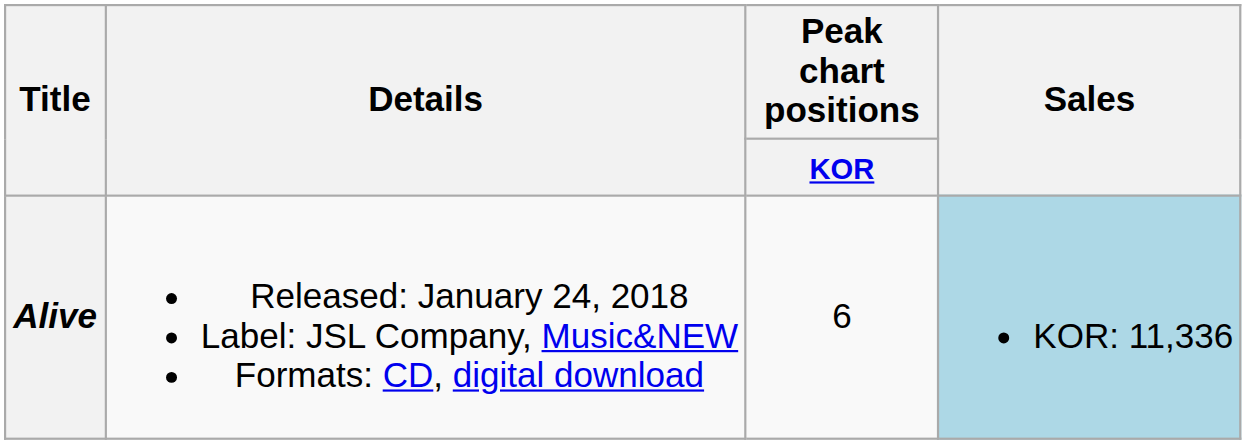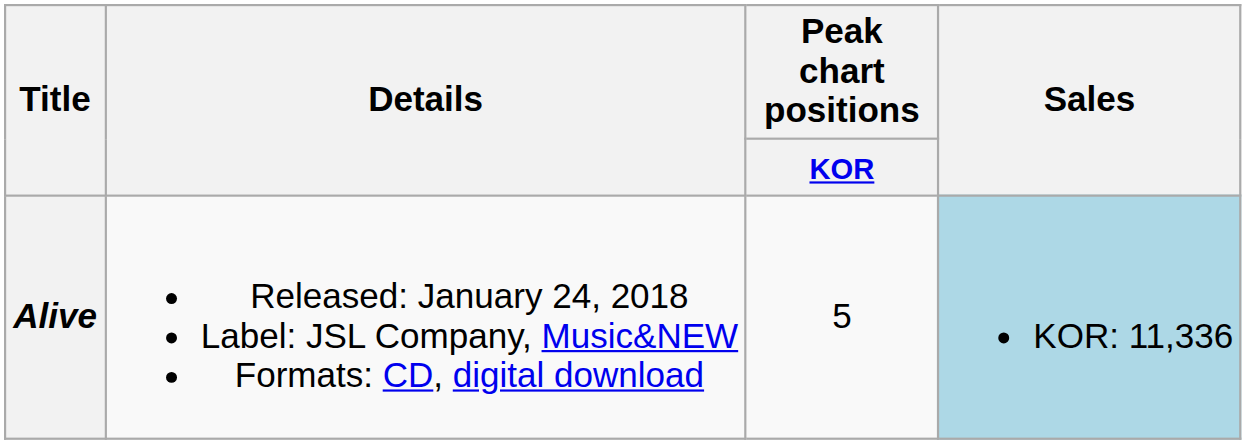(842, 316) 6 -> (842, 316) 5
